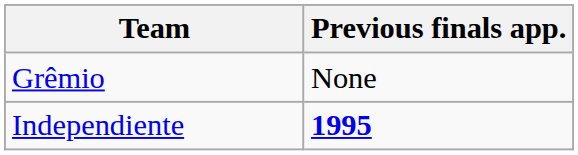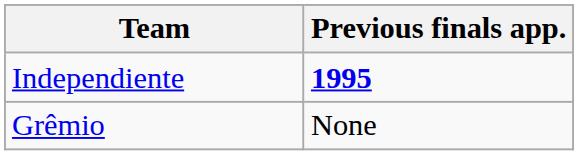rows swapped: (58, 76) <-> (98, 125)
